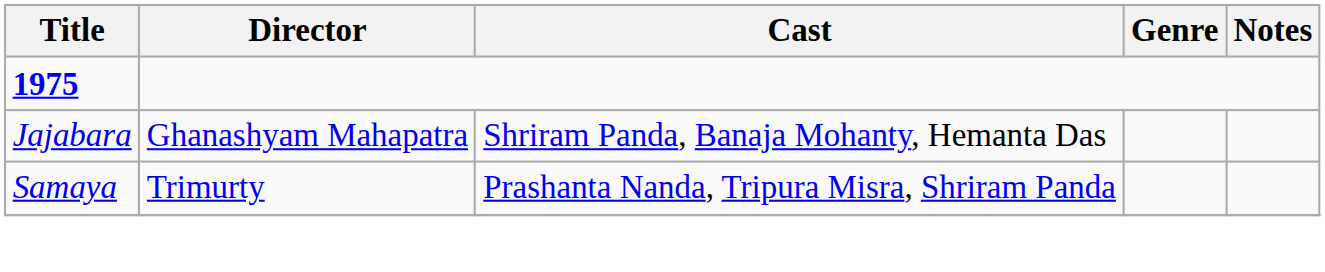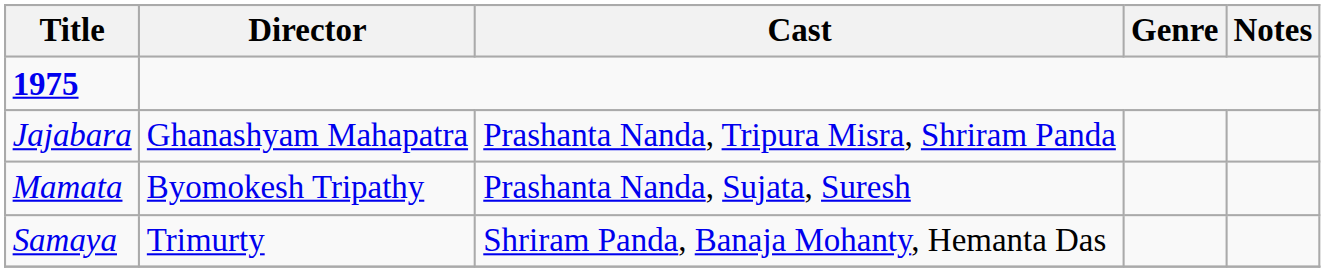(795, 135) Shriram Panda, Banaja Mohanty, Hemanta Das -> (800, 135) Prashanta Nanda, Tripura Misra, Shriram Panda
+ row: (68, 187)
(800, 187) Prashanta Nanda, Tripura Misra, Shriram Panda -> (795, 239) Shriram Panda, Banaja Mohanty, Hemanta Das
